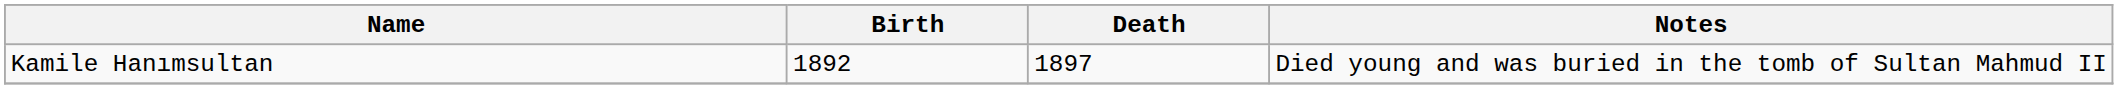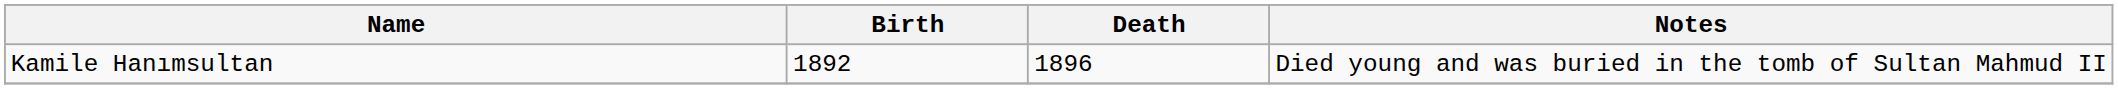(1063, 64) 1897 -> (1063, 64) 1896
